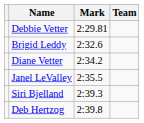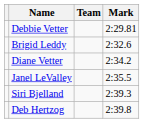columns swapped: (124, 12) <-> (92, 12)
